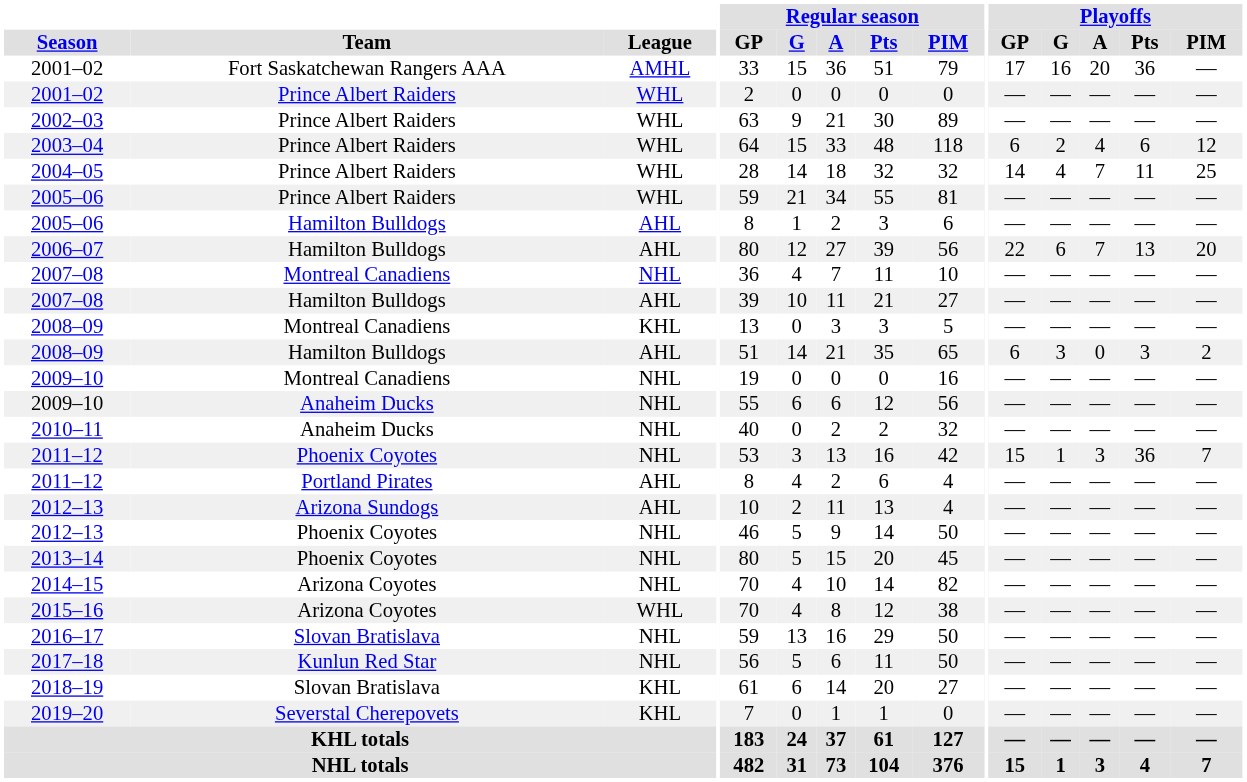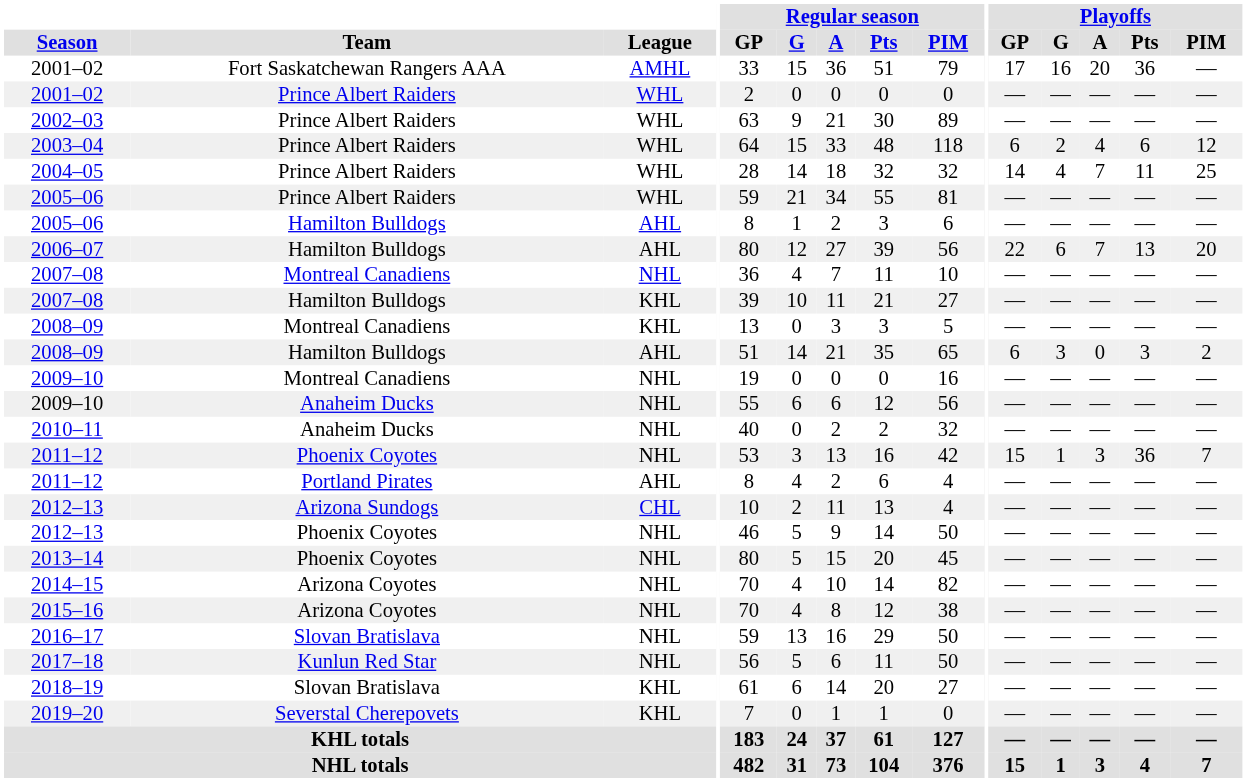(660, 300) AHL -> (660, 300) KHL
(660, 506) AHL -> (660, 506) CHL
(660, 610) WHL -> (660, 610) NHL
